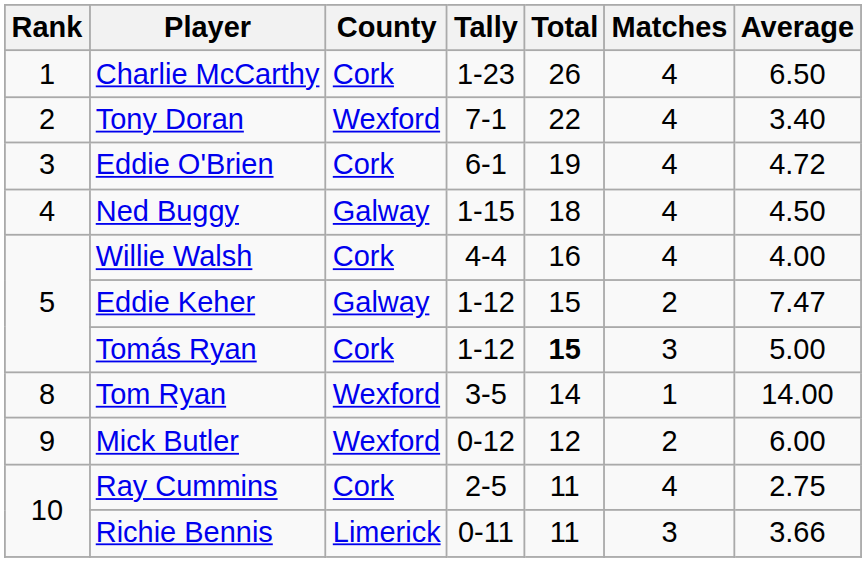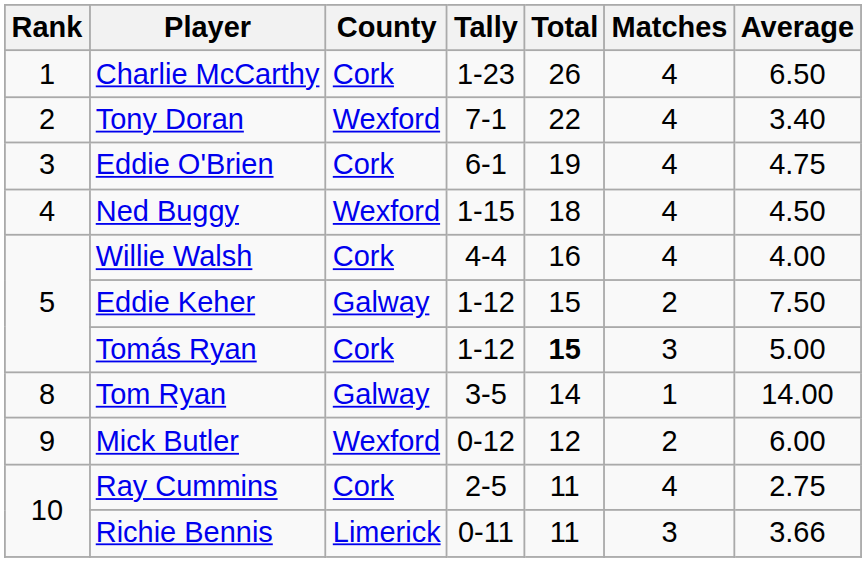(797, 165) 4.72 -> (797, 165) 4.75
(381, 211) Galway -> (386, 211) Wexford
(797, 303) 7.47 -> (797, 303) 7.50
(386, 394) Wexford -> (381, 394) Galway
